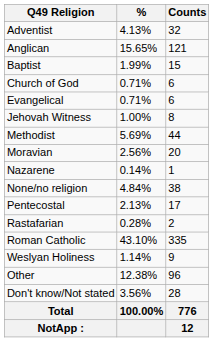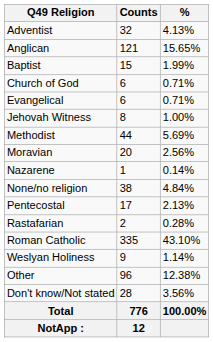columns swapped: (187, 13) <-> (141, 13)
